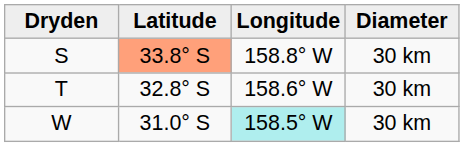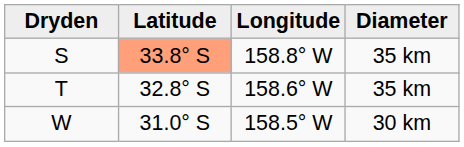(402, 55) 30 km -> (402, 55) 35 km
(402, 89) 30 km -> (402, 89) 35 km
(288, 123) paleturquoise background -> (288, 123) no background
